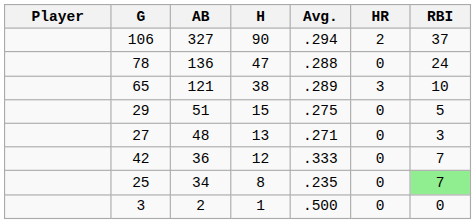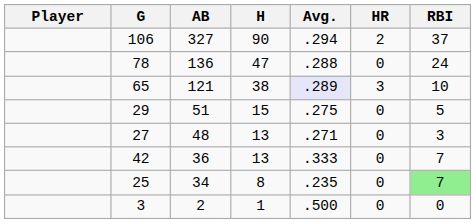(320, 88) no background -> (320, 88) lavender background
(261, 159) 12 -> (261, 159) 13
